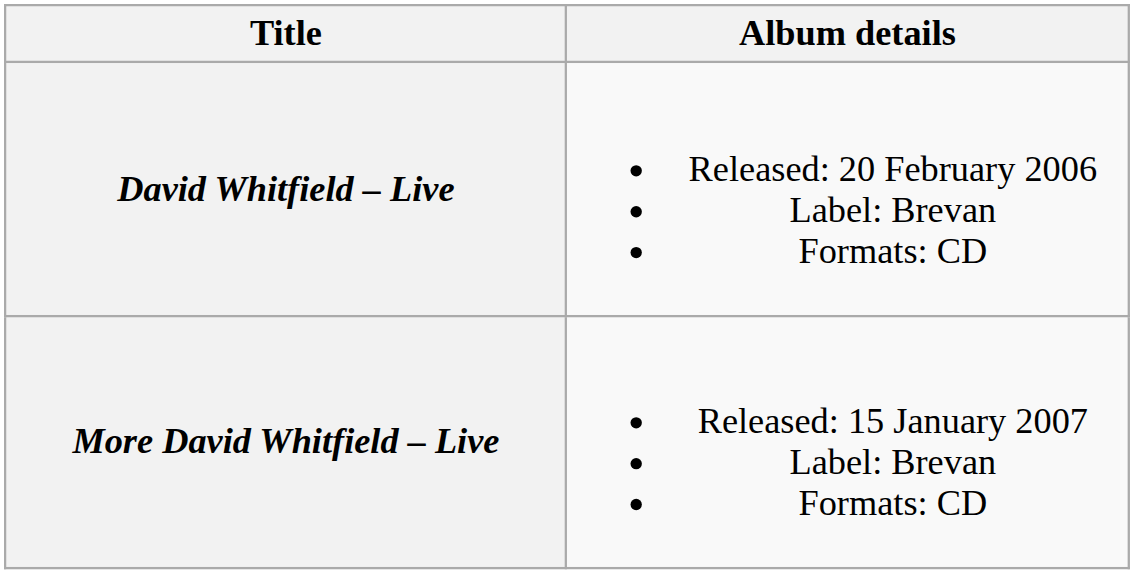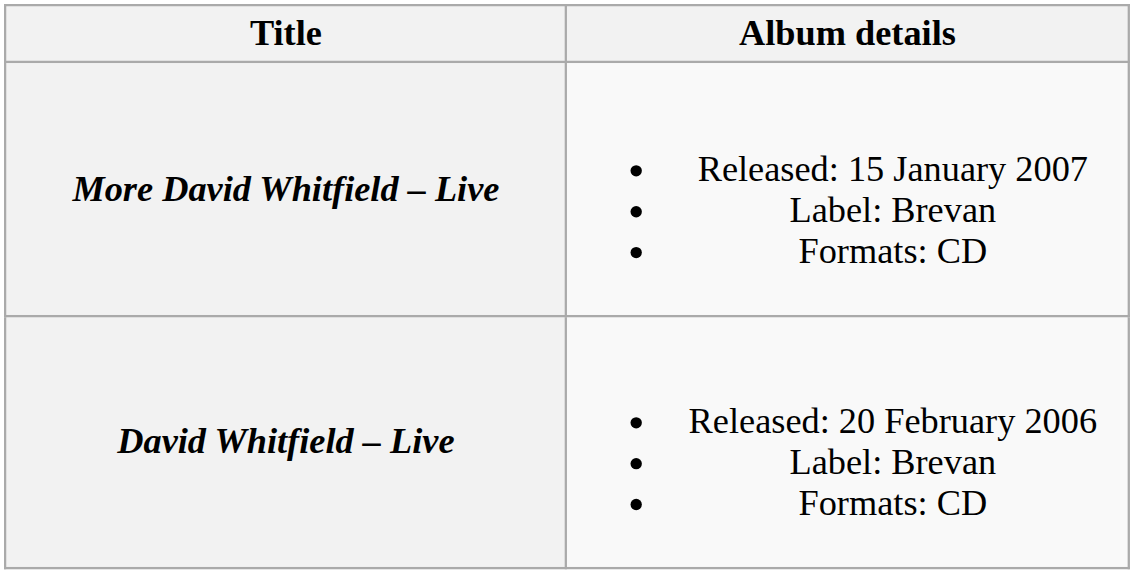rows swapped: (286, 188) <-> (286, 441)
